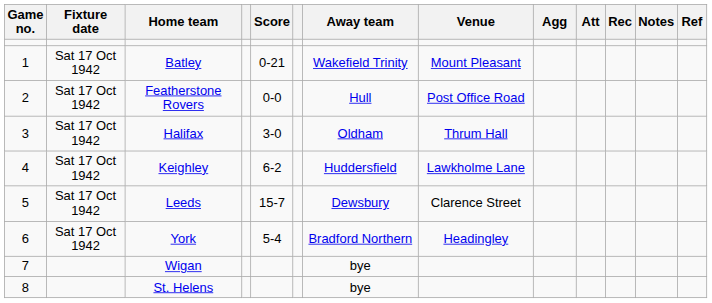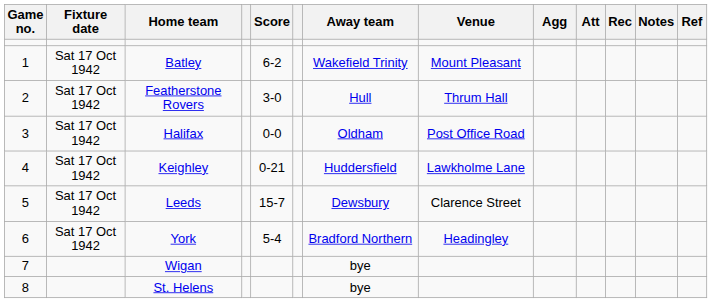(272, 63) 0-21 -> (272, 63) 6-2
(272, 98) 0-0 -> (272, 98) 3-0
(476, 98) Post Office Road -> (476, 98) Thrum Hall
(272, 133) 3-0 -> (272, 133) 0-0
(476, 133) Thrum Hall -> (476, 133) Post Office Road
(272, 168) 6-2 -> (272, 168) 0-21
